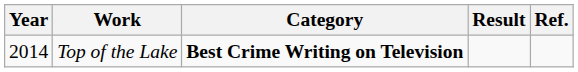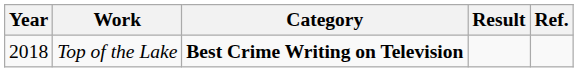(29, 50) 2014 -> (29, 50) 2018
